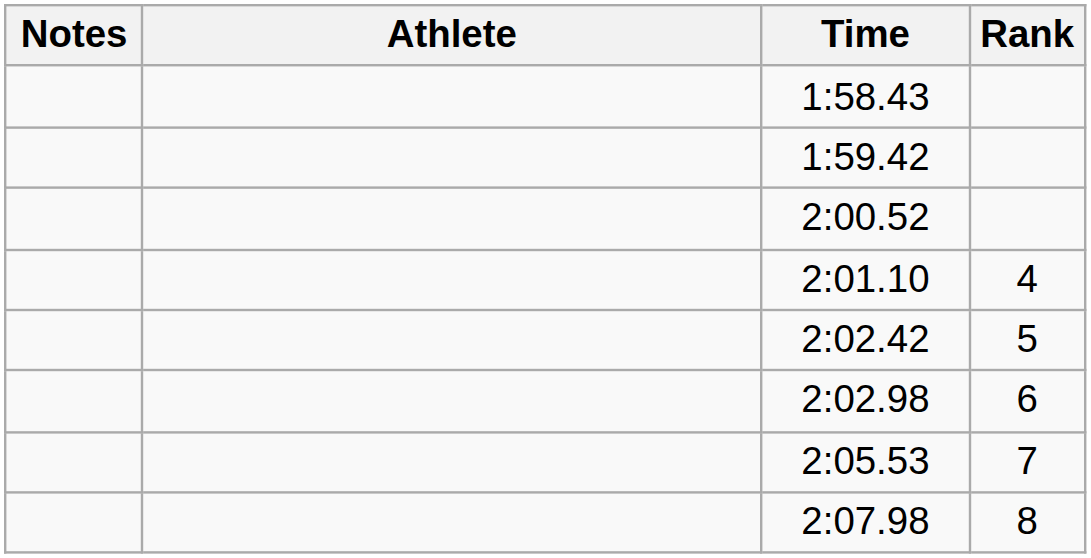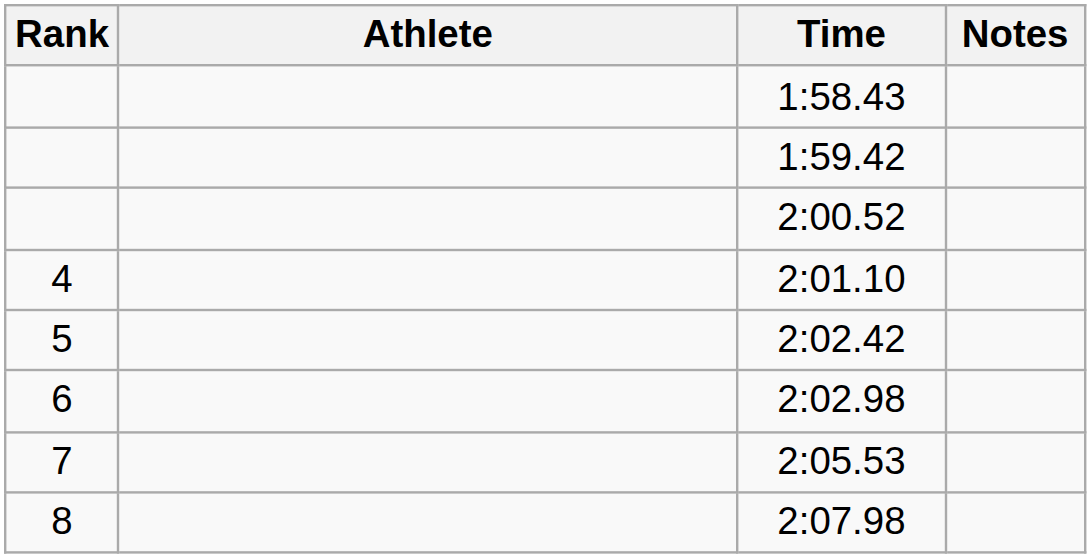columns swapped: (1027, 34) <-> (74, 34)
